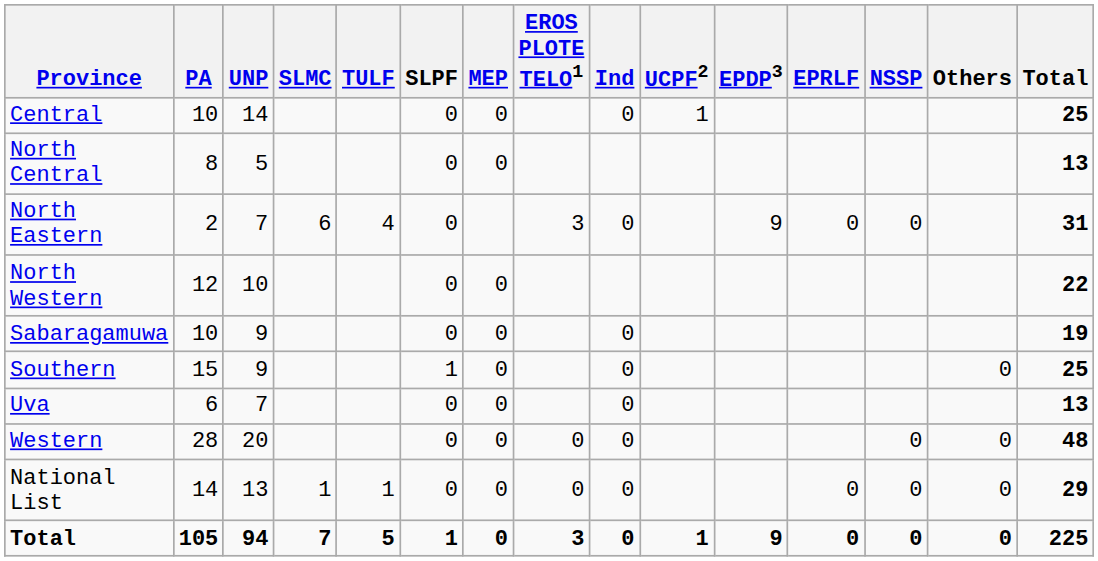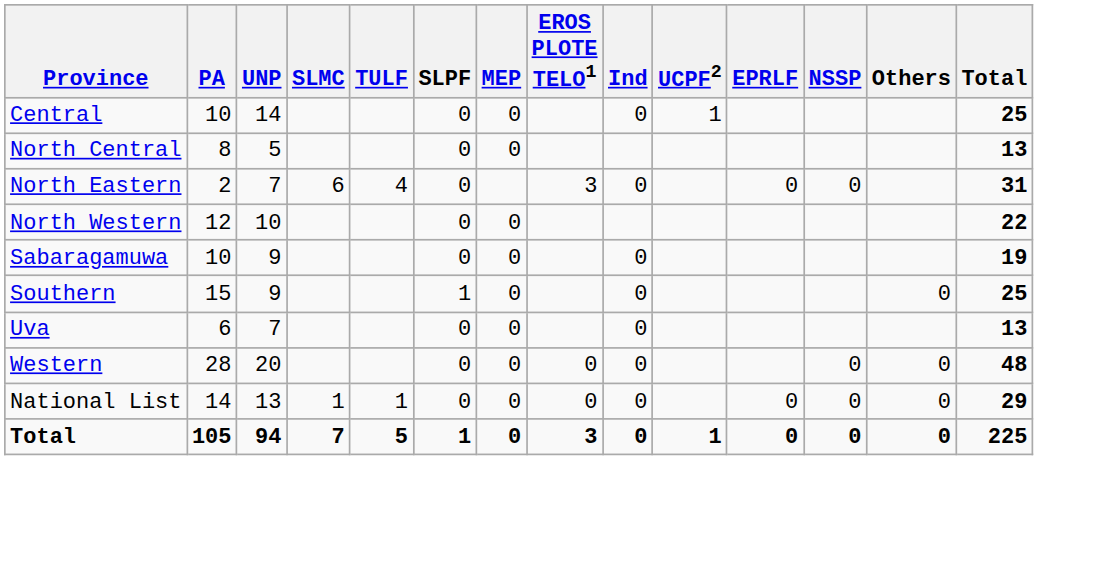- column: (751, 76)
